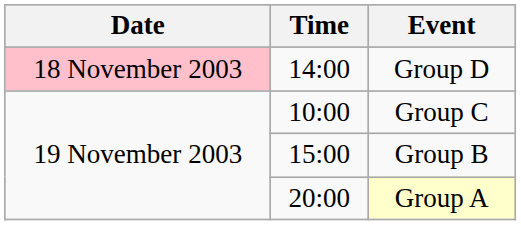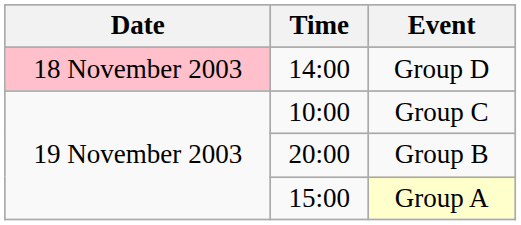(319, 154) 15:00 -> (319, 154) 20:00
(319, 197) 20:00 -> (319, 197) 15:00
